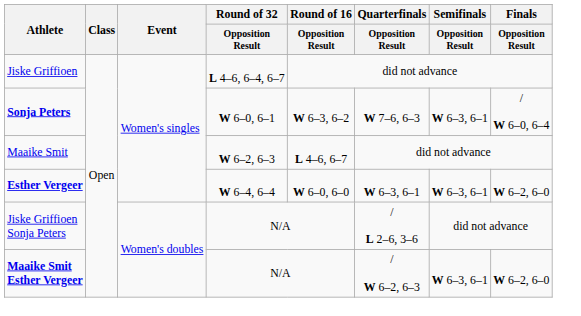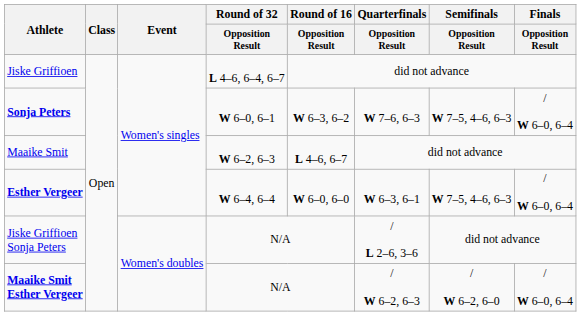(460, 119) W 6–3, 6–1 -> (472, 119) W 7–5, 4–6, 6–3
(460, 193) W 6–3, 6–1 -> (472, 199) W 7–5, 4–6, 6–3
(521, 193) W 6–2, 6–0 -> (545, 193) / W 6–0, 6–4
(460, 280) W 6–3, 6–1 -> (472, 287) / W 6–2, 6–0
(521, 280) W 6–2, 6–0 -> (545, 287) / W 6–0, 6–4
